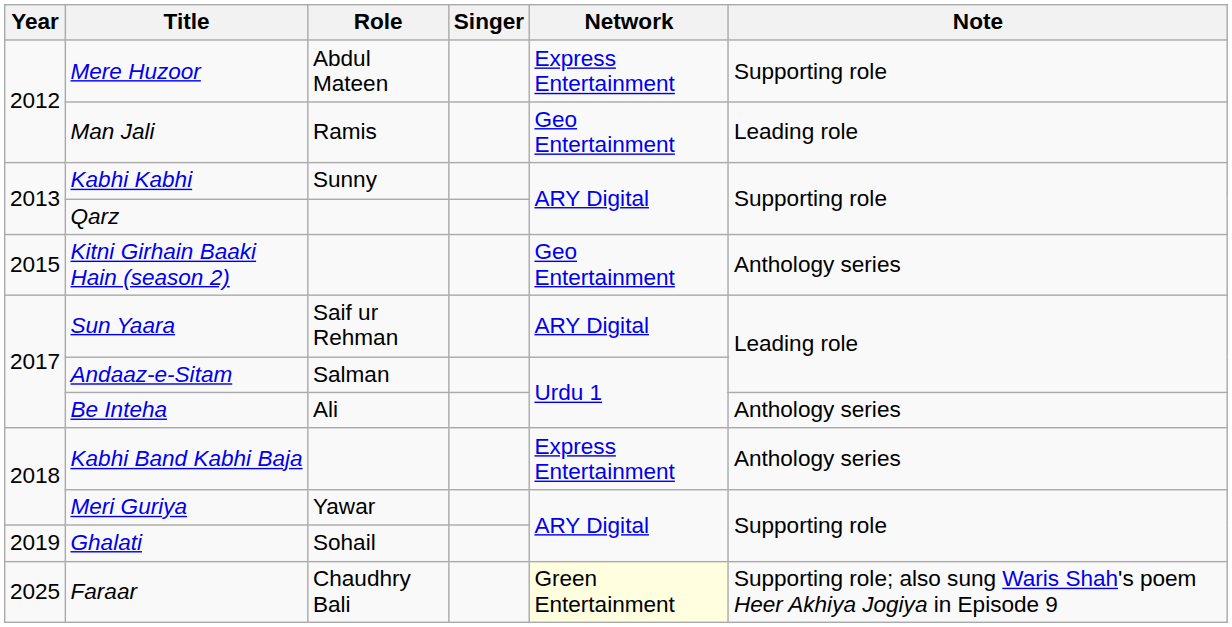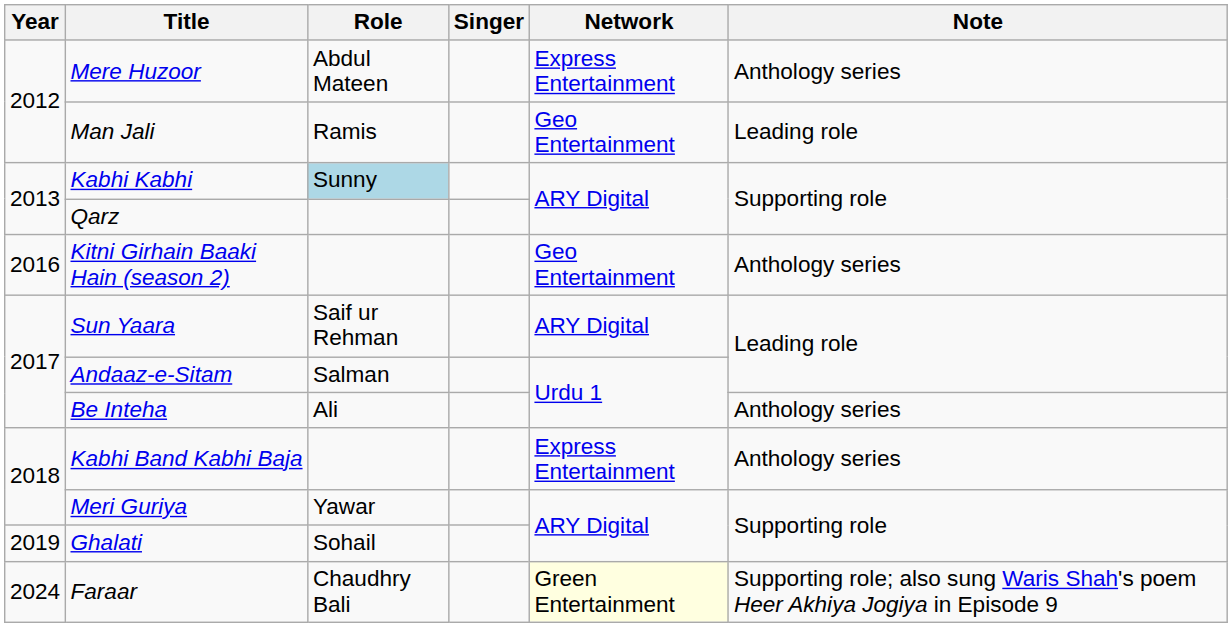(810, 70) Supporting role -> (817, 70) Anthology series
(345, 180) no background -> (345, 180) lightblue background
(35, 264) 2015 -> (35, 264) 2016
(35, 591) 2025 -> (35, 591) 2024
